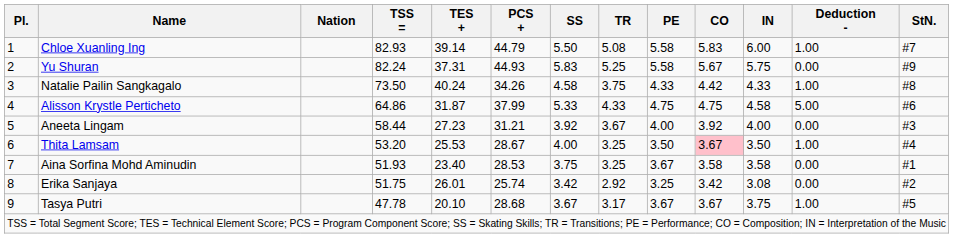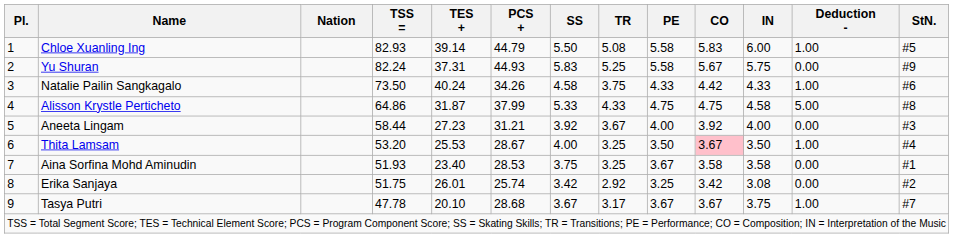(909, 47) #7 -> (909, 47) #5
(909, 86) #8 -> (909, 86) #6
(909, 106) #6 -> (909, 106) #8
(909, 203) #5 -> (909, 203) #7
